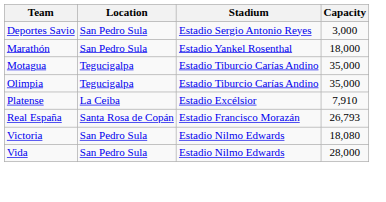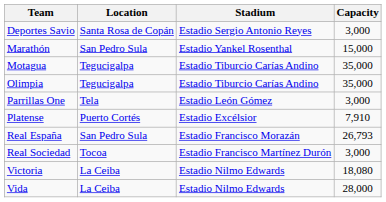(113, 30) San Pedro Sula -> (127, 30) Santa Rosa de Copán
(345, 48) 18,000 -> (358, 48) 15,000
+ row: (36, 100)
(100, 100) La Ceiba -> (110, 118) Puerto Cortés
(127, 118) Santa Rosa de Copán -> (113, 135) San Pedro Sula
+ row: (39, 153)
(113, 135) San Pedro Sula -> (100, 170) La Ceiba
(113, 153) San Pedro Sula -> (100, 188) La Ceiba
